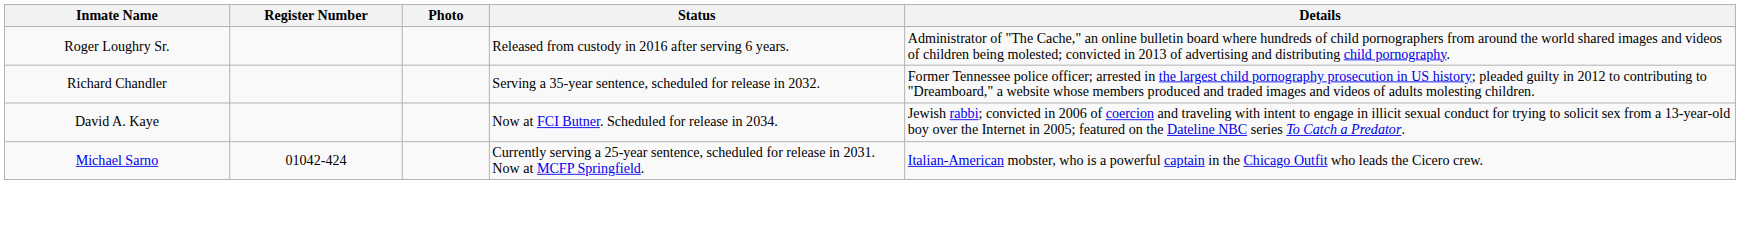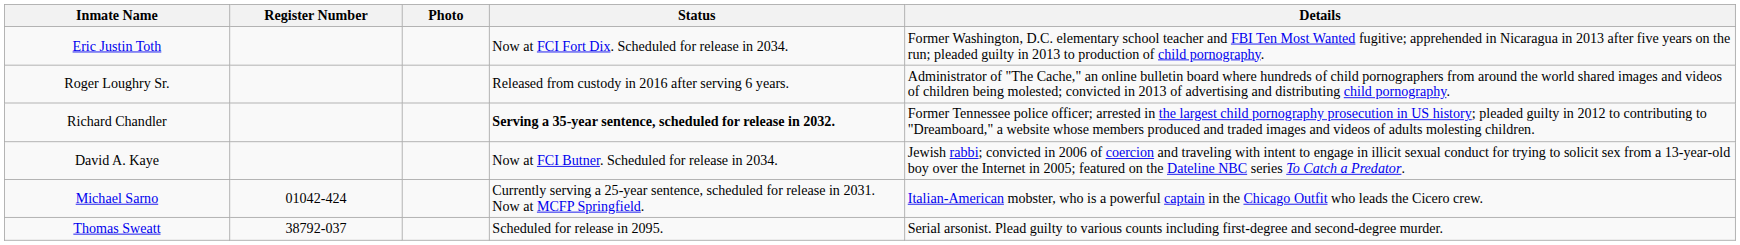+ row: (117, 45)
(656, 84) normal -> (664, 122) bold
+ row: (117, 228)
